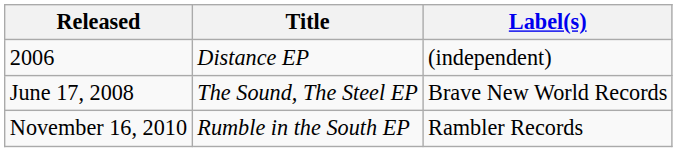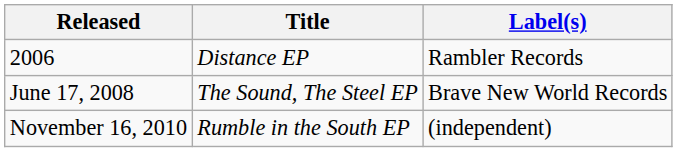(490, 57) (independent) -> (506, 57) Rambler Records
(506, 127) Rambler Records -> (490, 127) (independent)
